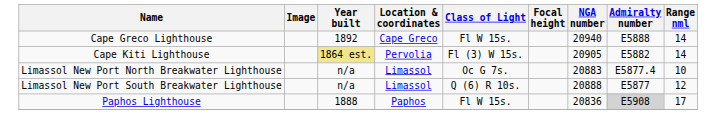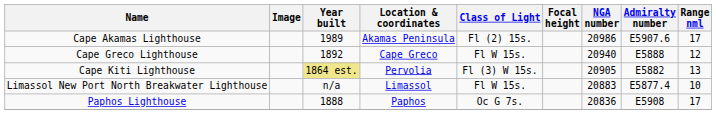+ row: (137, 39)
(680, 39) 14 -> (695, 55) 12
(680, 55) 14 -> (695, 70) 13
(485, 70) Oc G 7s. -> (500, 86) Fl W 15s.
- row: (152, 86)
(485, 102) Fl W 15s. -> (500, 102) Oc G 7s.
(635, 102) lightgrey background -> (650, 102) no background
